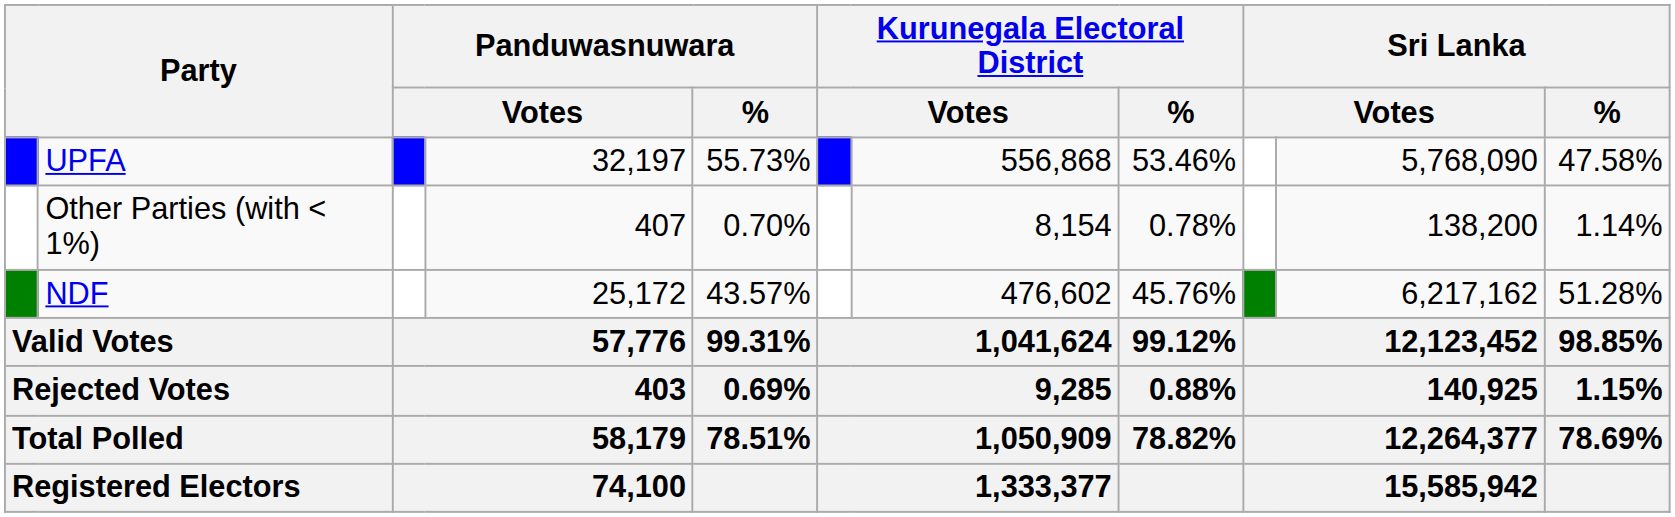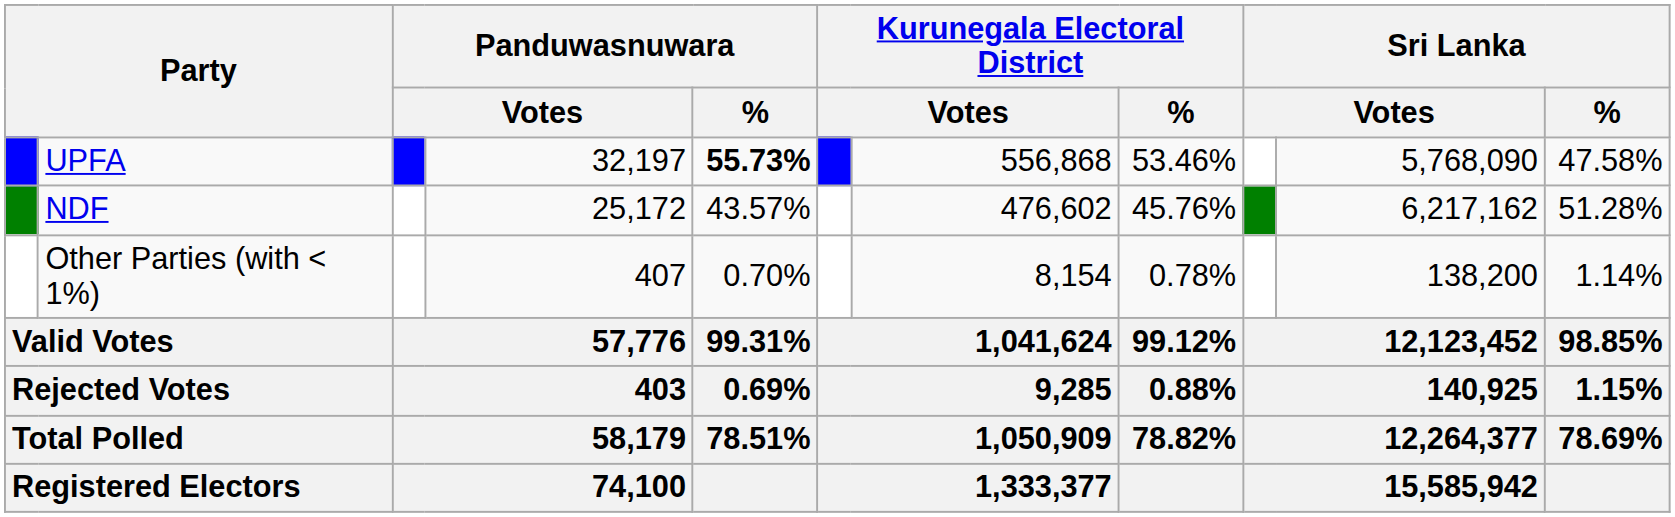(758, 160) normal -> (758, 160) bold
rows swapped: (77, 292) <-> (186, 226)
